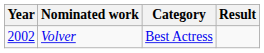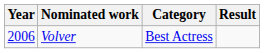(21, 36) 2002 -> (21, 36) 2006
